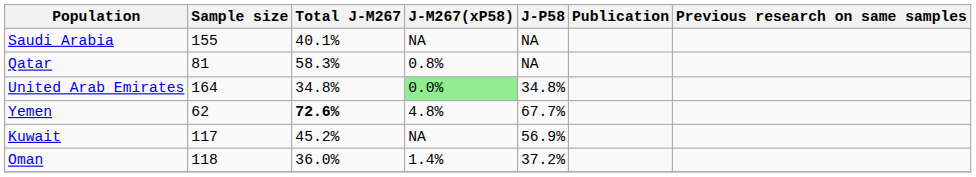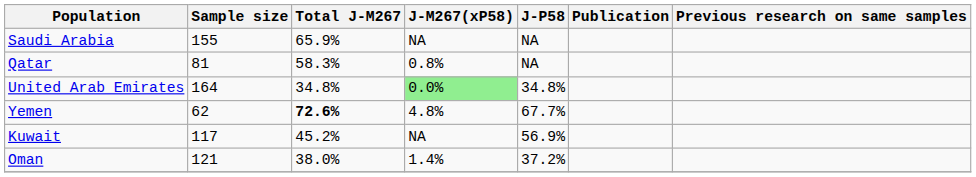(317, 40) 40.1% -> (317, 40) 65.9%
(205, 160) 118 -> (205, 160) 121
(317, 160) 36.0% -> (317, 160) 38.0%
